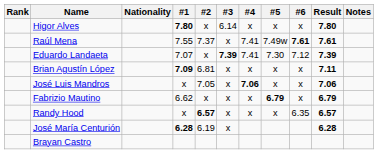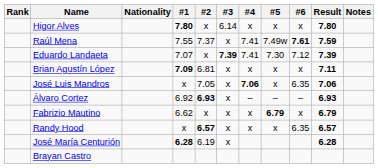(327, 41) 7.61 -> (327, 41) 7.59
(300, 84) x -> (300, 84) 6.35
+ row: (61, 98)
